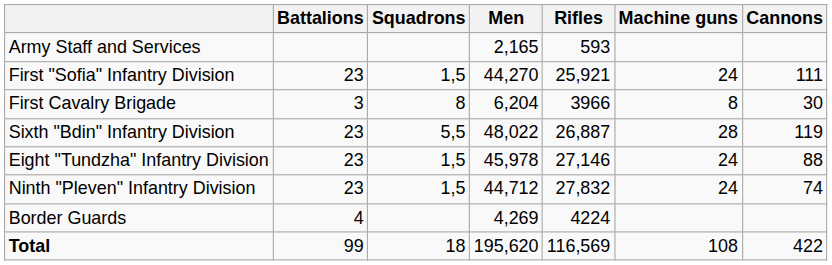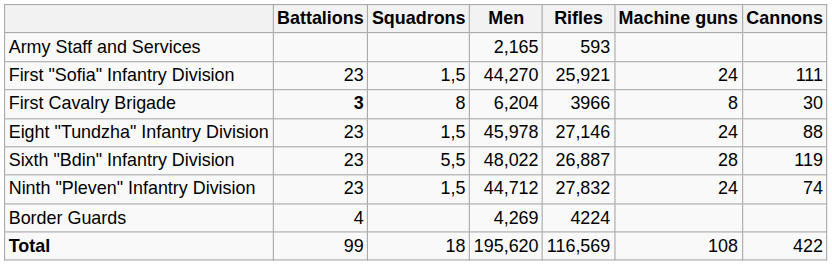(359, 103) normal -> (359, 103) bold
rows swapped: (122, 132) <-> (139, 160)
